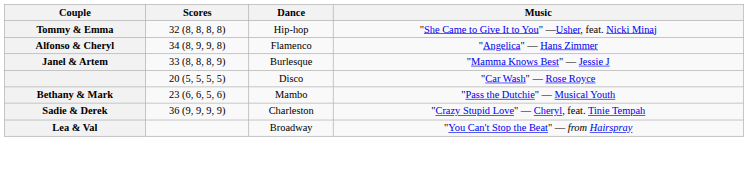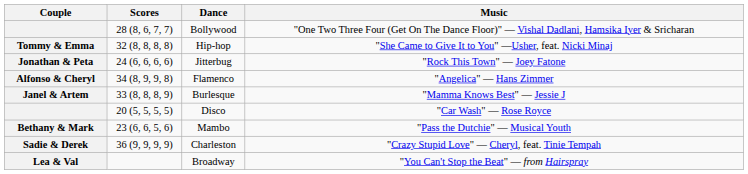+ row: (213, 29)
+ row: (213, 62)
